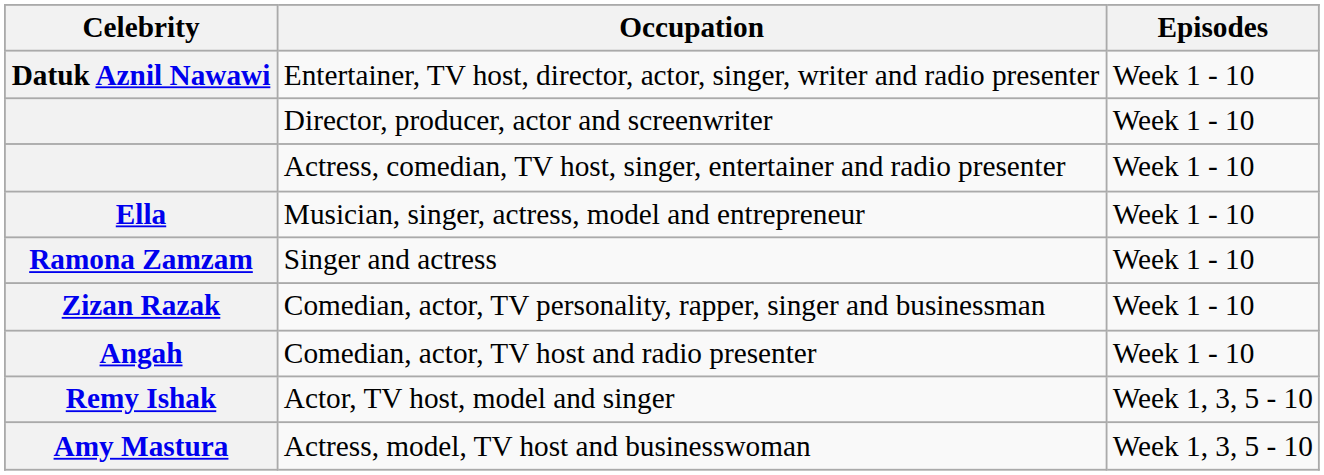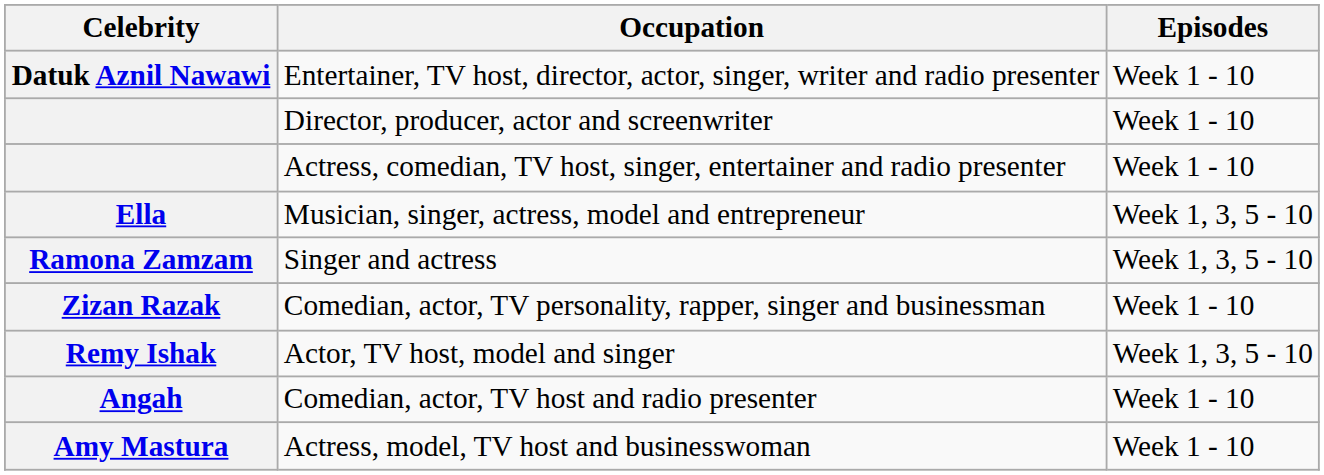(1184, 213) Week 1 - 10 -> (1213, 213) Week 1, 3, 5 - 10
(1184, 259) Week 1 - 10 -> (1213, 259) Week 1, 3, 5 - 10
rows swapped: (550, 352) <-> (479, 399)
(1213, 445) Week 1, 3, 5 - 10 -> (1184, 445) Week 1 - 10
